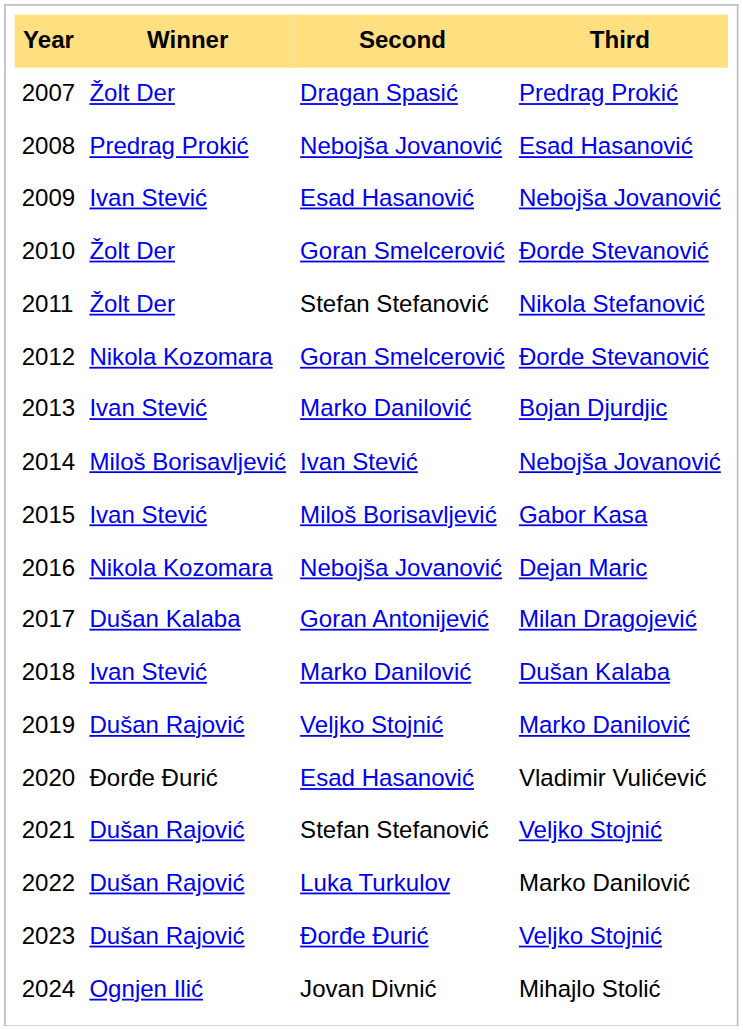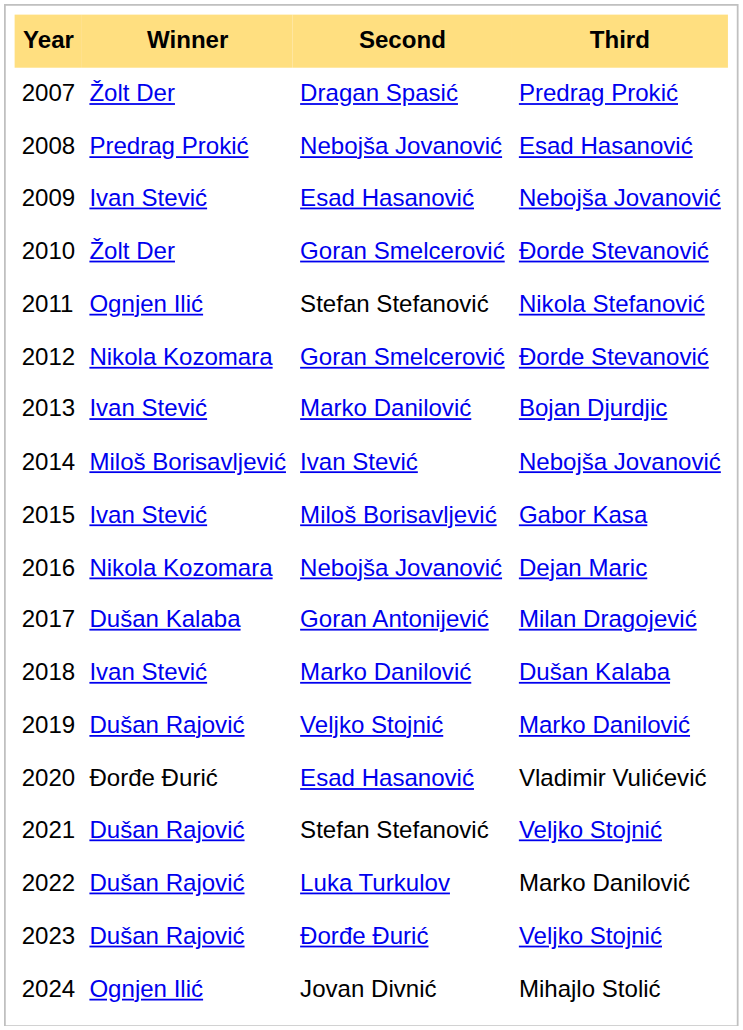(132, 304) Žolt Der -> (146, 304) Ognjen Ilić
